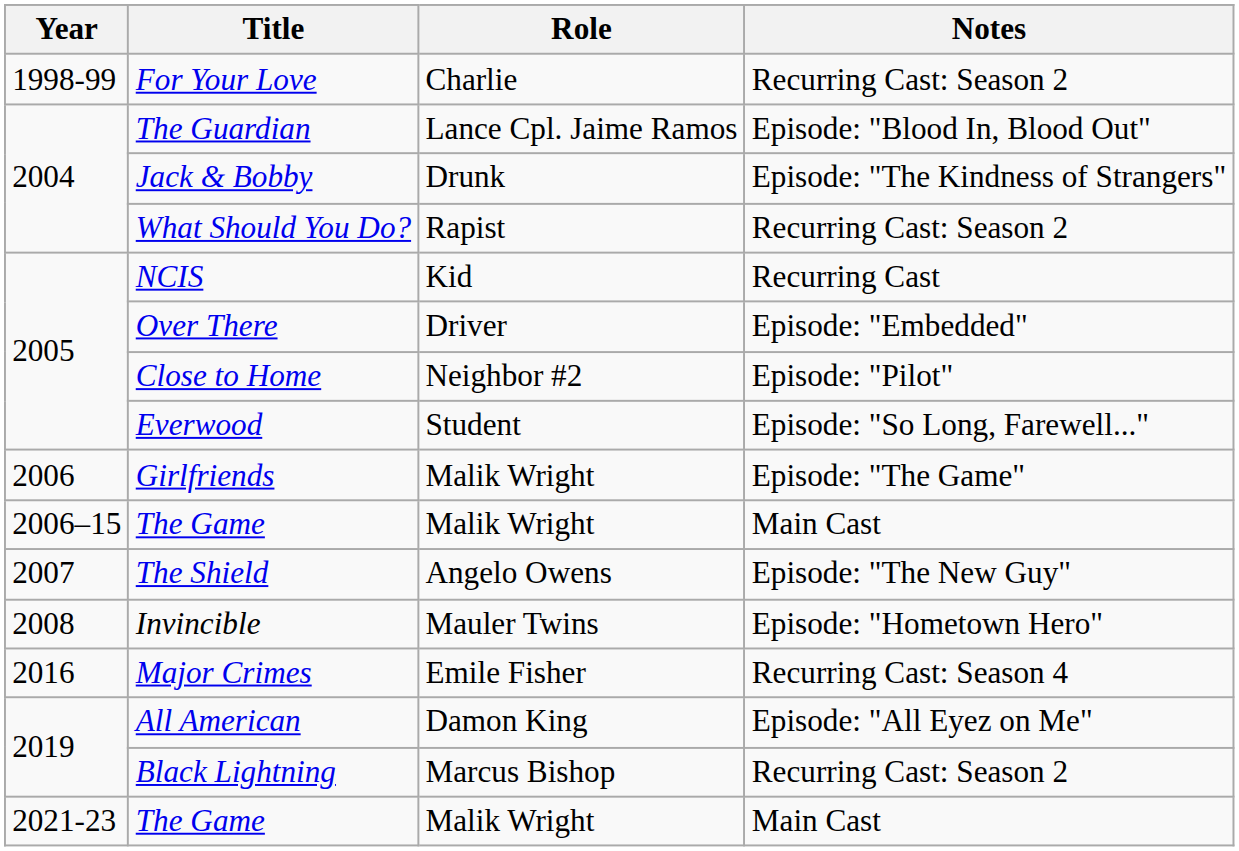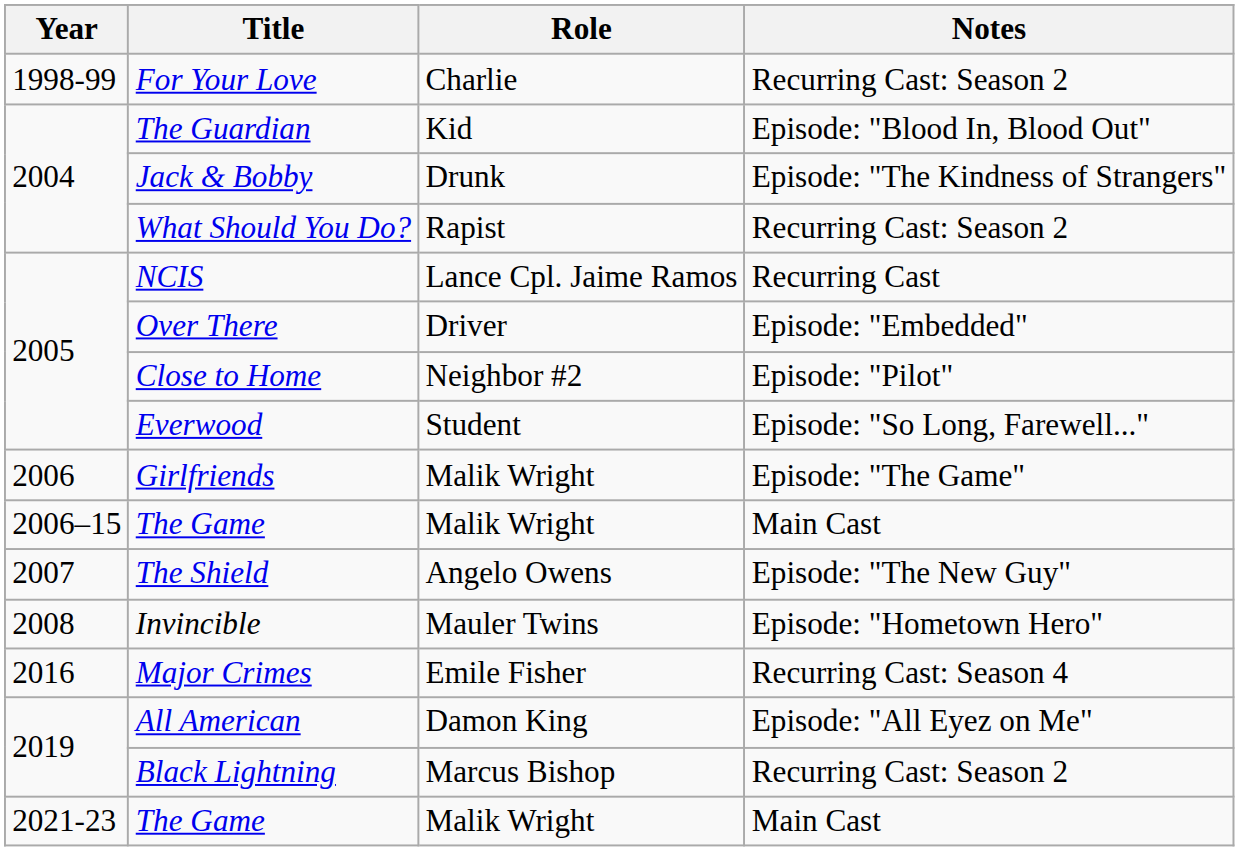(581, 128) Lance Cpl. Jaime Ramos -> (449, 128) Kid
(449, 276) Kid -> (581, 276) Lance Cpl. Jaime Ramos
